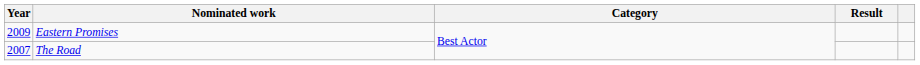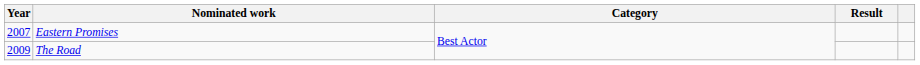(19, 32) 2009 -> (19, 32) 2007
(19, 50) 2007 -> (19, 50) 2009
